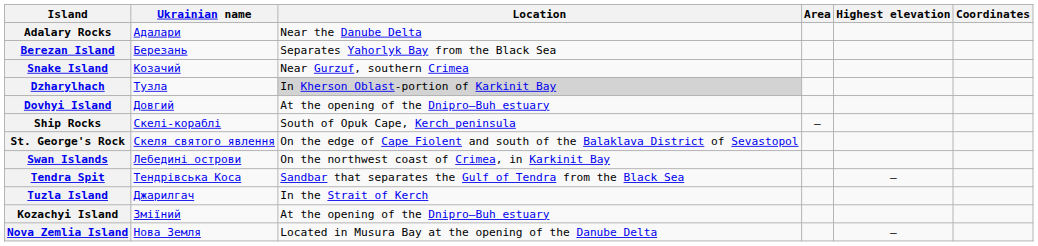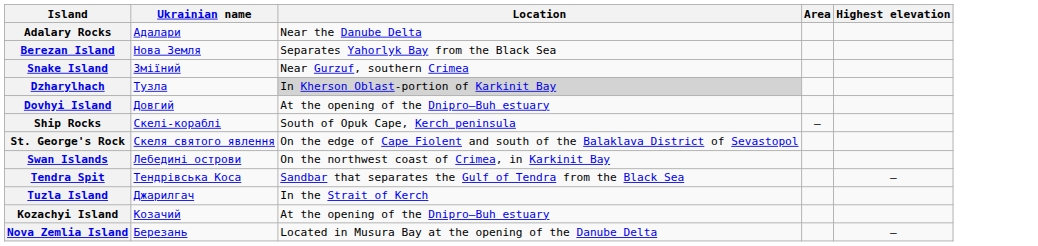- column: (993, 14)
(161, 50) Березань -> (167, 50) Нова Земля
(157, 68) Козачий -> (157, 68) Зміїний
(157, 214) Зміїний -> (157, 214) Козачий
(167, 232) Нова Земля -> (161, 232) Березань
